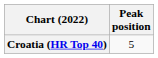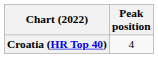(131, 44) 5 -> (131, 44) 4
